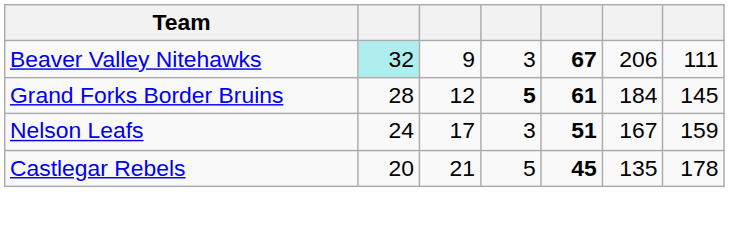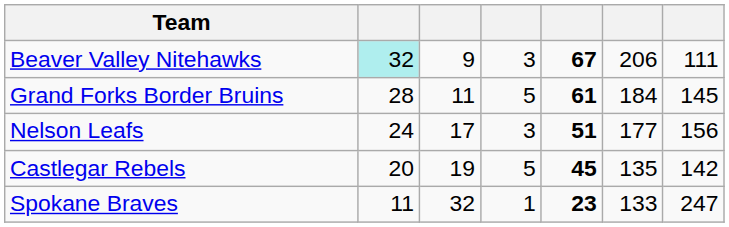(462, 95) 12 -> (463, 95) 11
(529, 95) bold -> (529, 95) normal
(638, 131) 167 -> (638, 131) 177
(699, 131) 159 -> (699, 131) 156
(462, 167) 21 -> (462, 167) 19
(699, 167) 178 -> (699, 167) 142
+ row: (94, 204)
